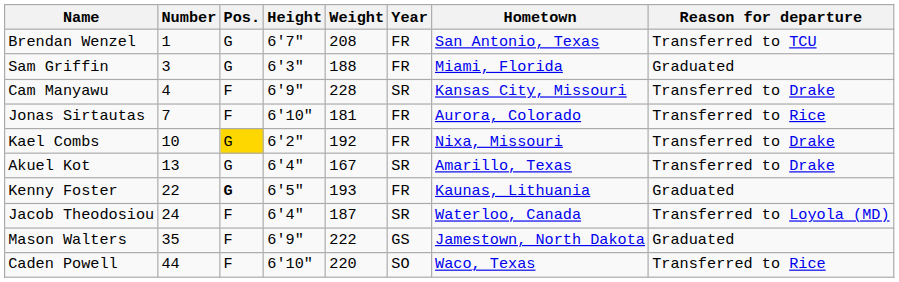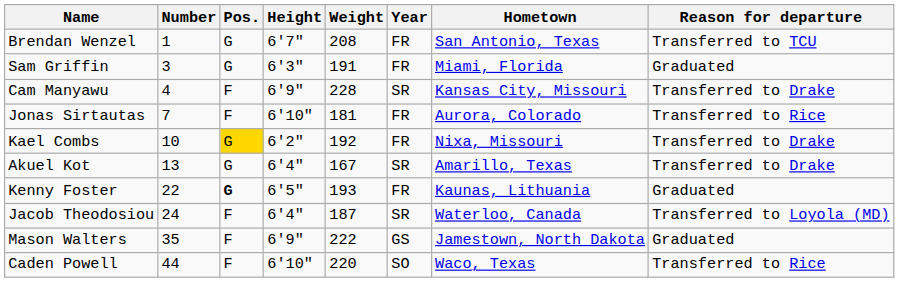(343, 67) 188 -> (343, 67) 191
